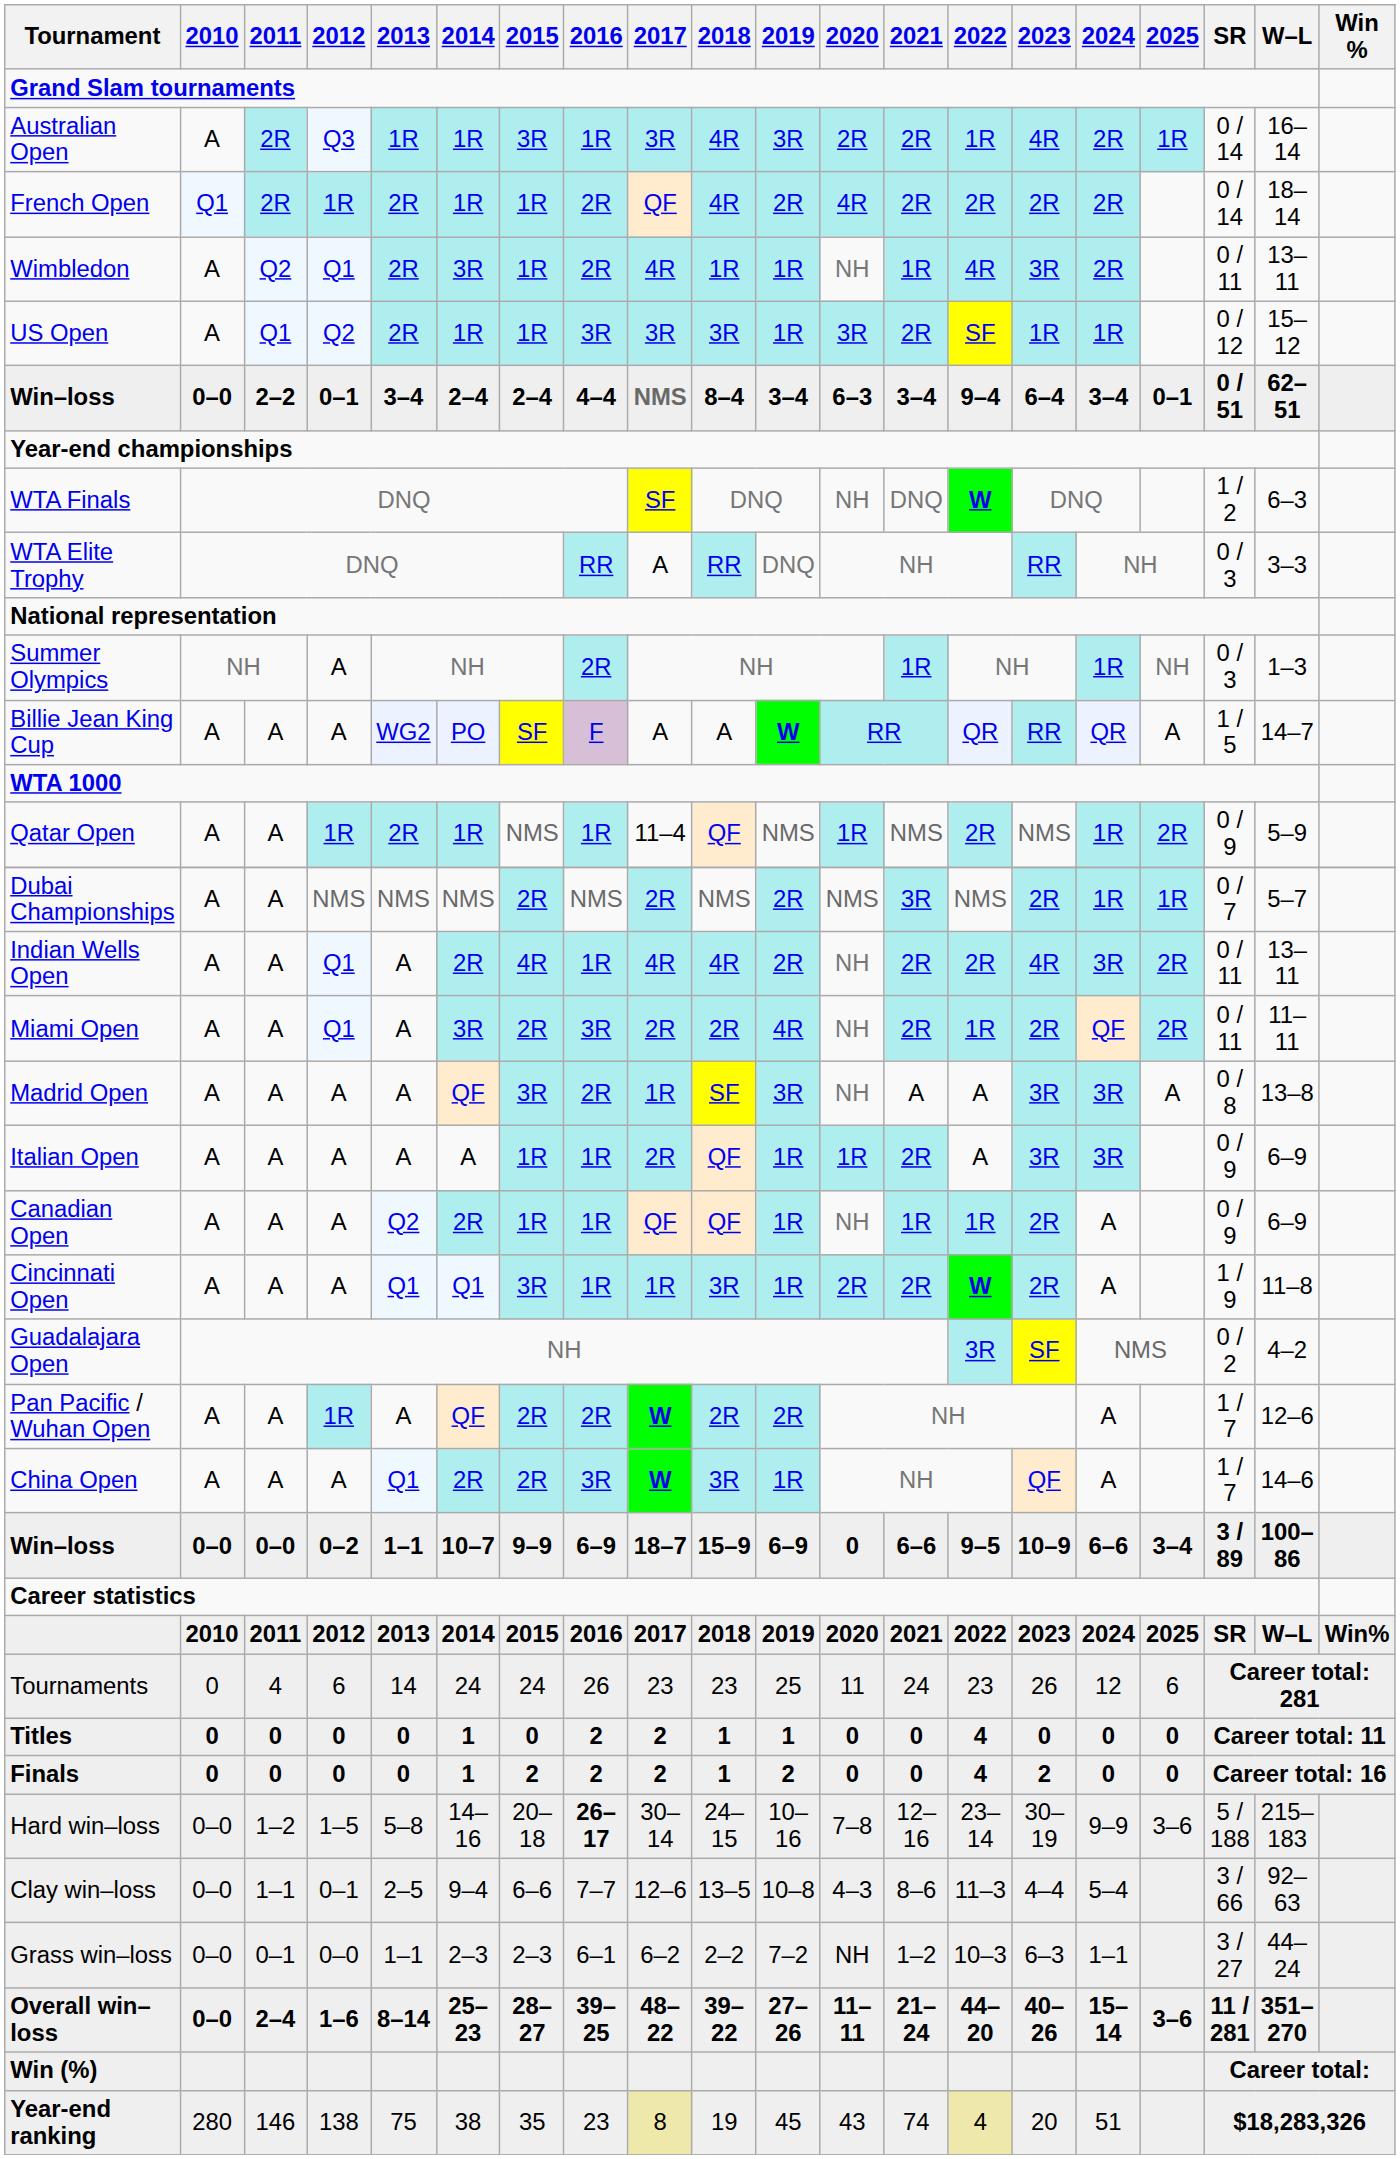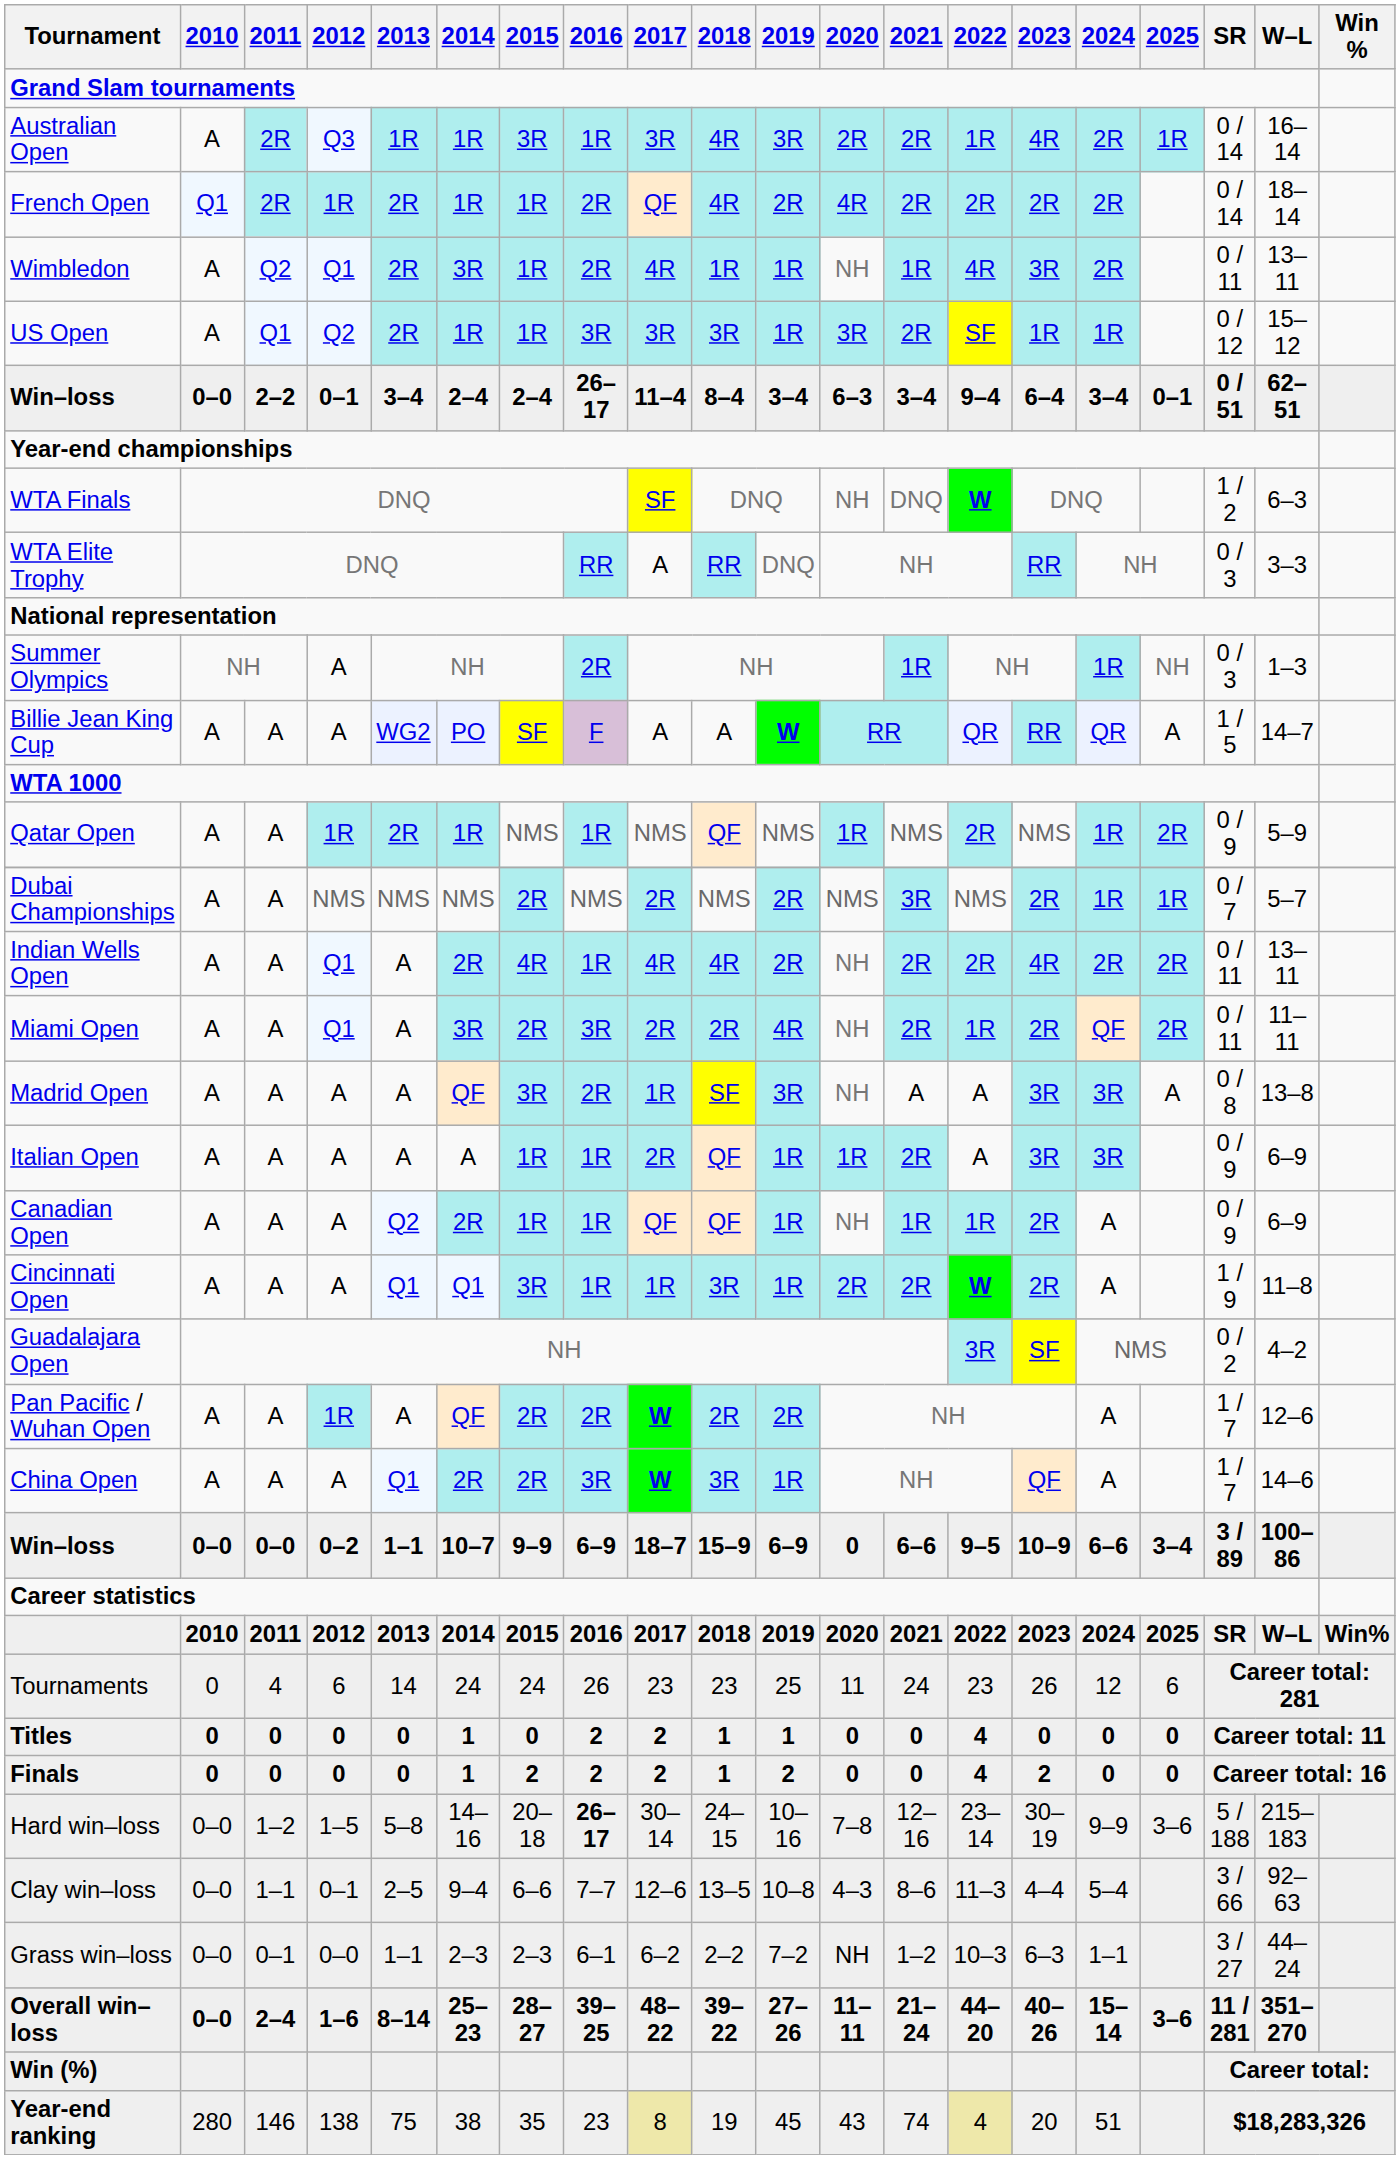(596, 397) 4–4 -> (596, 397) 26–17
(660, 397) NMS -> (660, 397) 11–4
(660, 834) 11–4 -> (660, 834) NMS
(1108, 963) 3R -> (1108, 963) 2R
